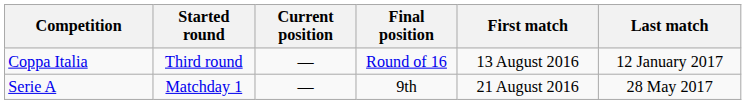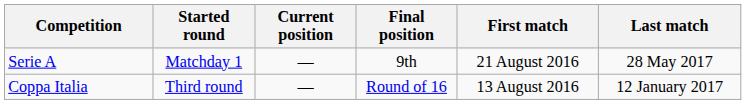rows swapped: (32, 86) <-> (48, 61)
